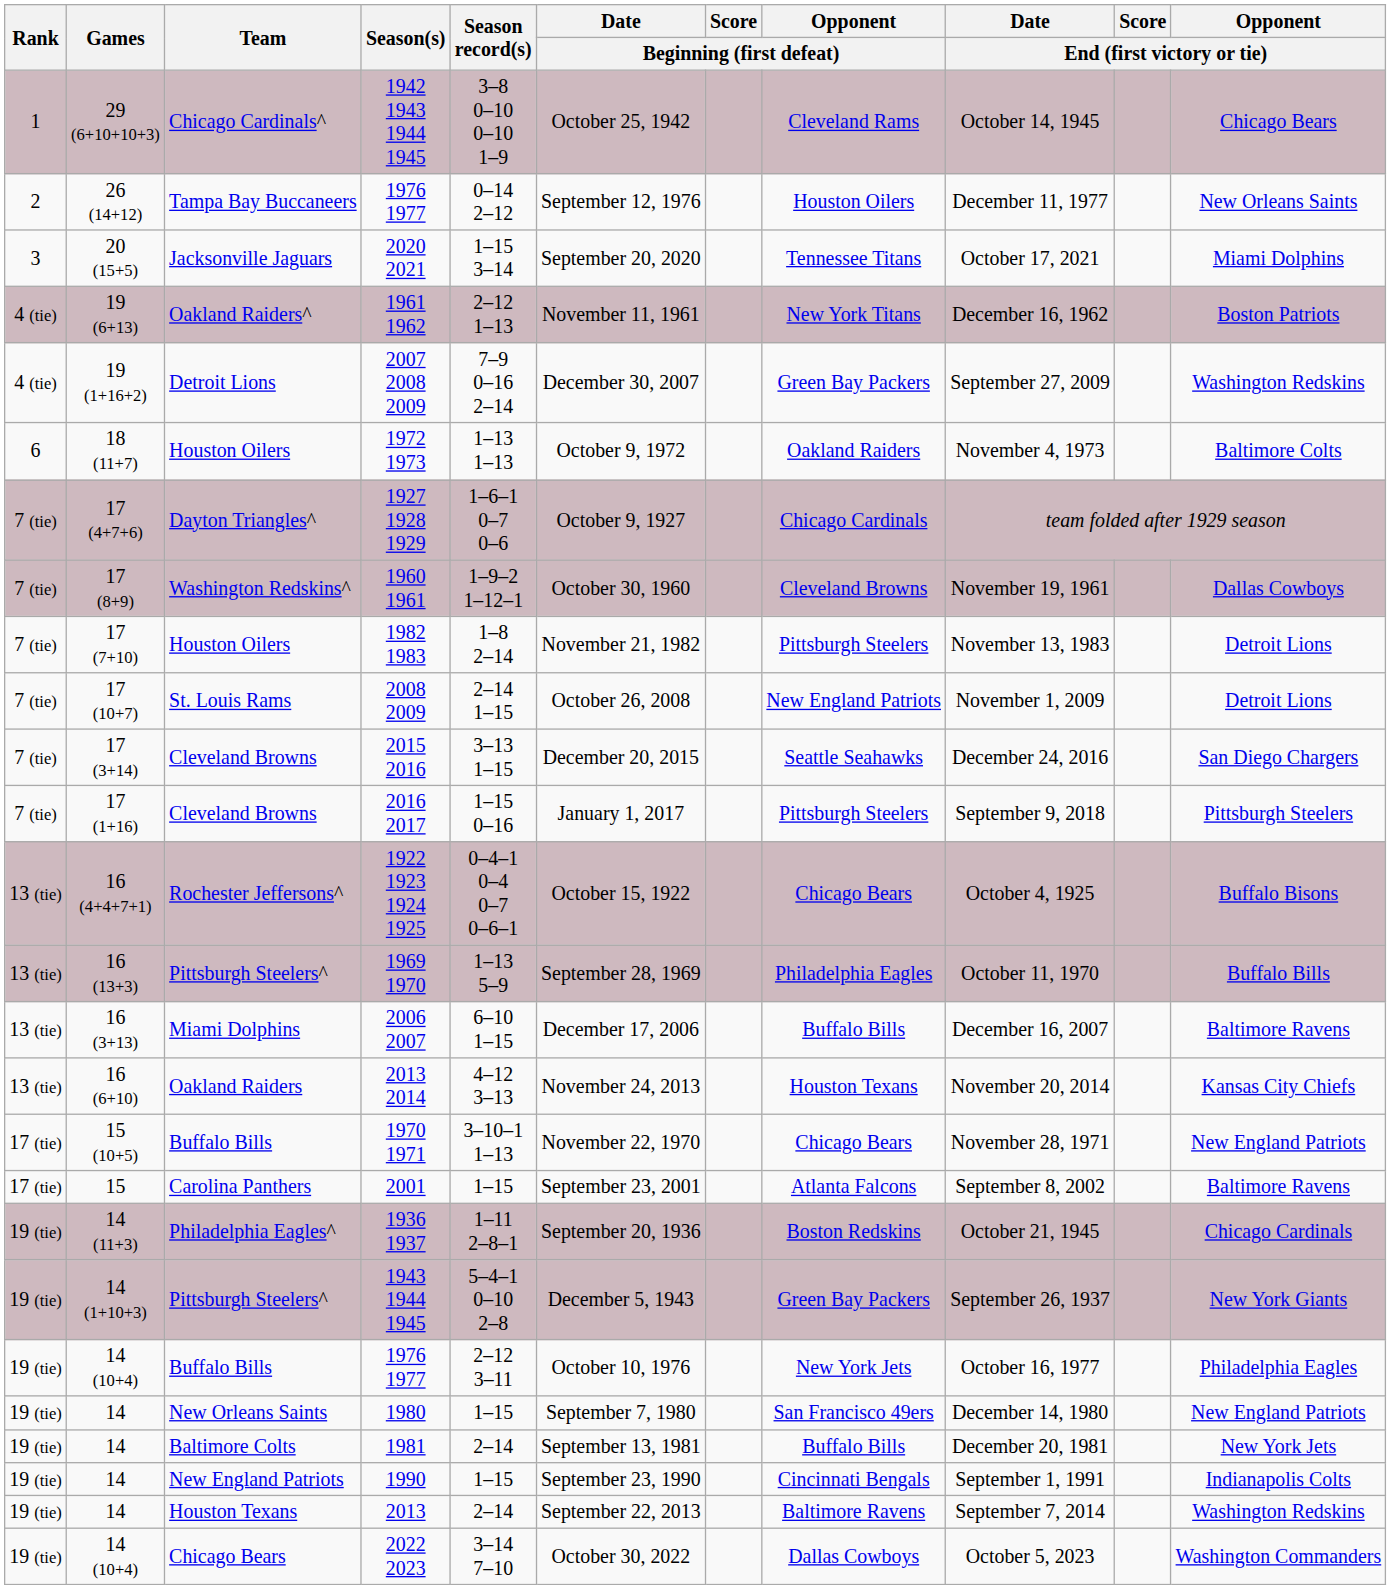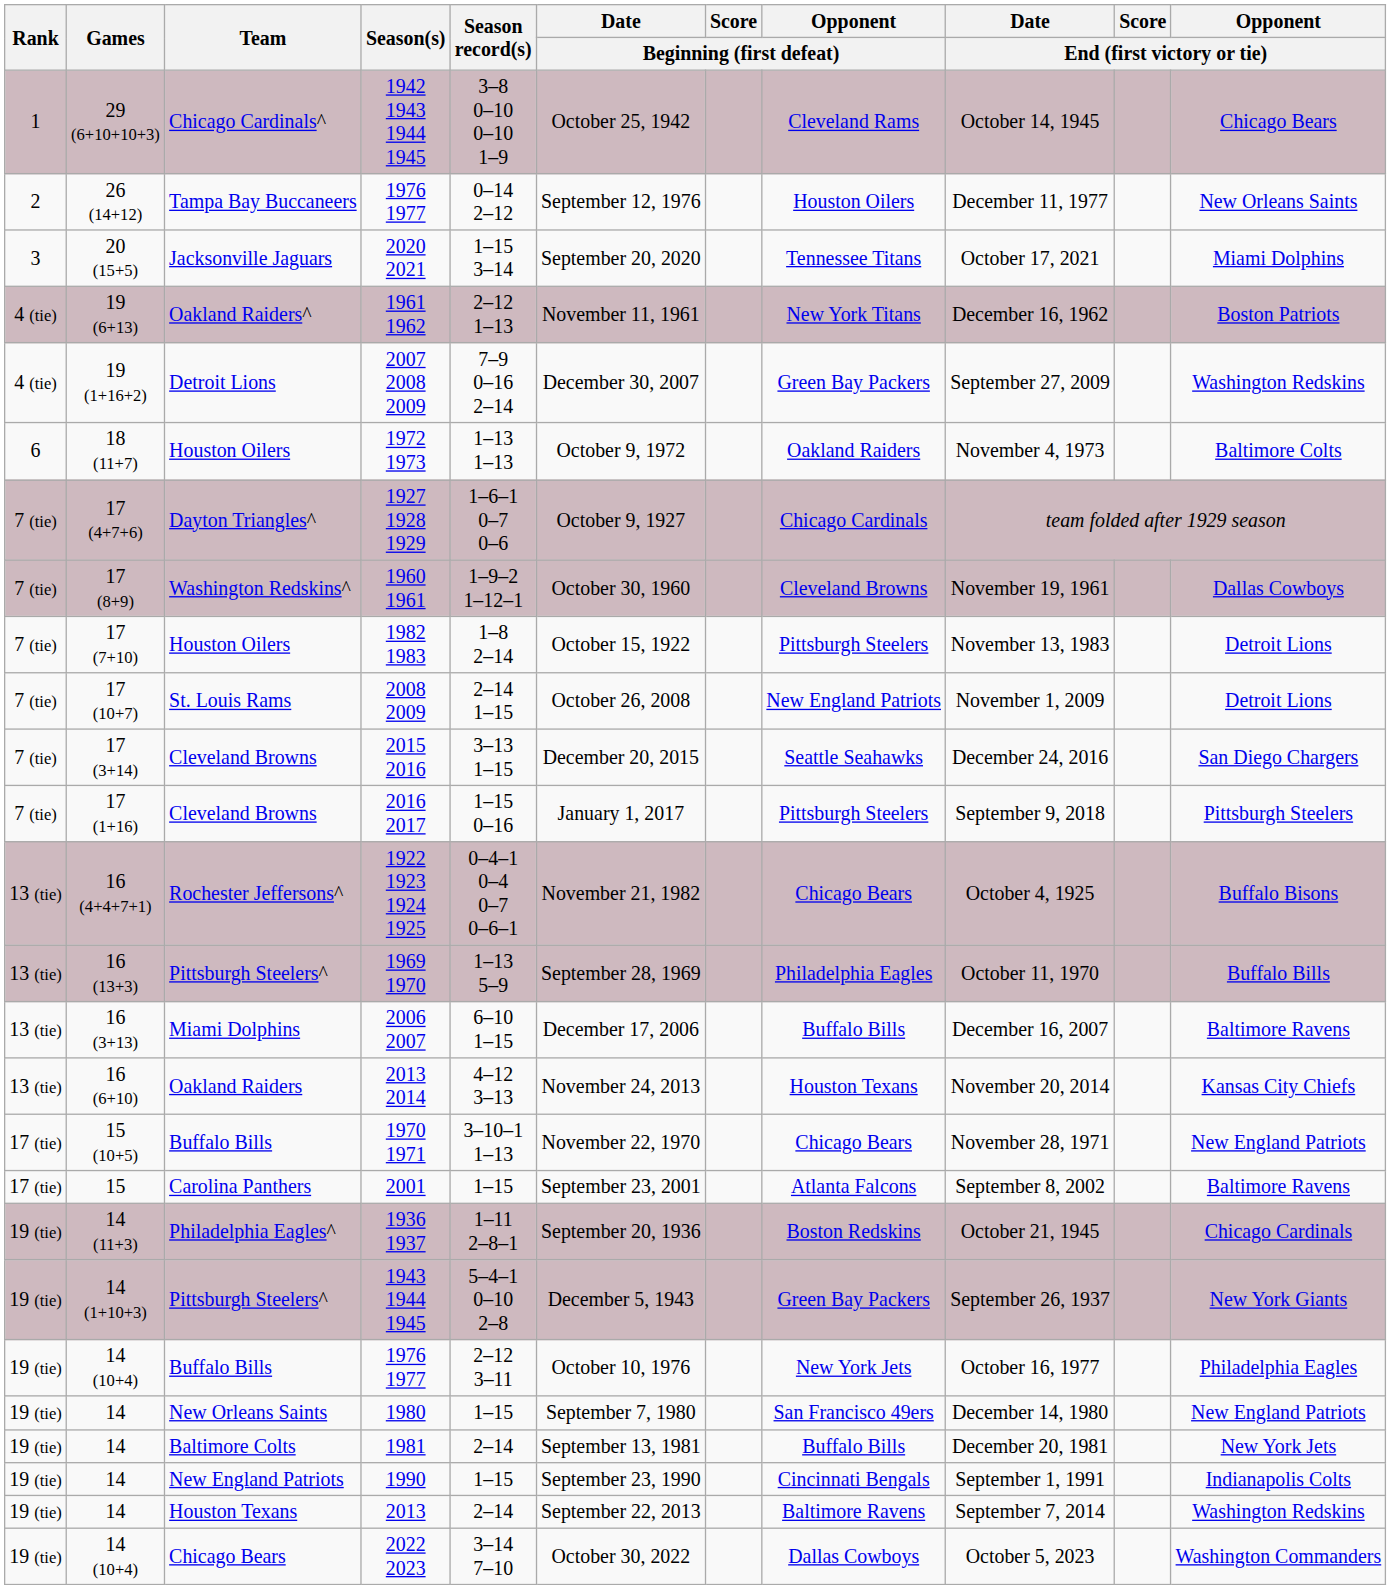(621, 644) November 21, 1982 -> (621, 644) October 15, 1922
(621, 893) October 15, 1922 -> (621, 893) November 21, 1982
